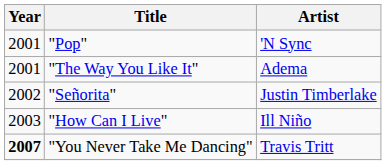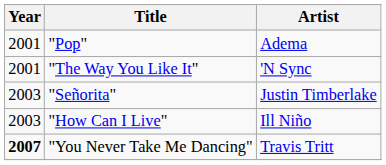(286, 43) 'N Sync -> (284, 43) Adema
(284, 69) Adema -> (286, 69) 'N Sync
(25, 95) 2002 -> (25, 95) 2003
